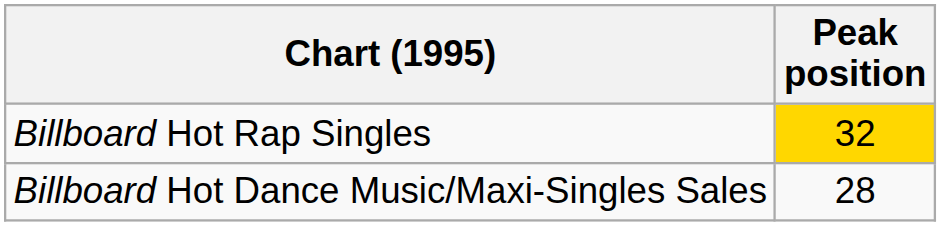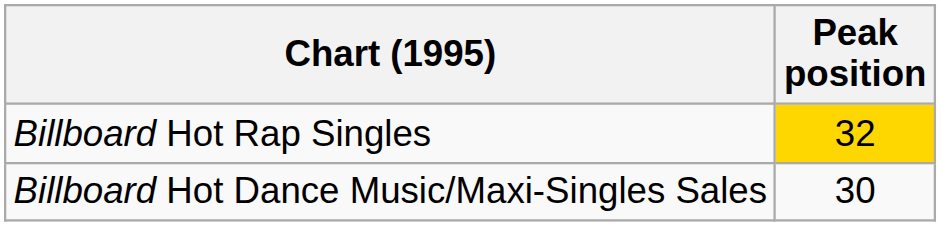(855, 190) 28 -> (855, 190) 30
